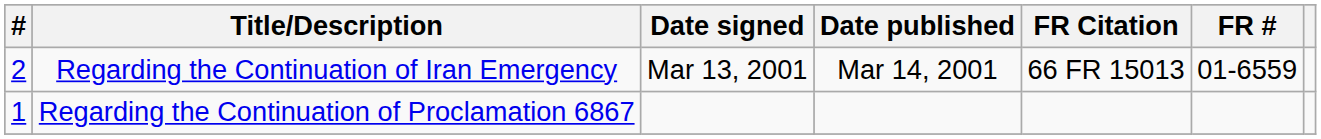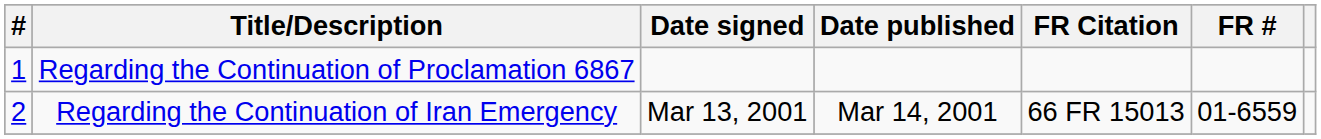rows swapped: (337, 112) <-> (337, 69)
